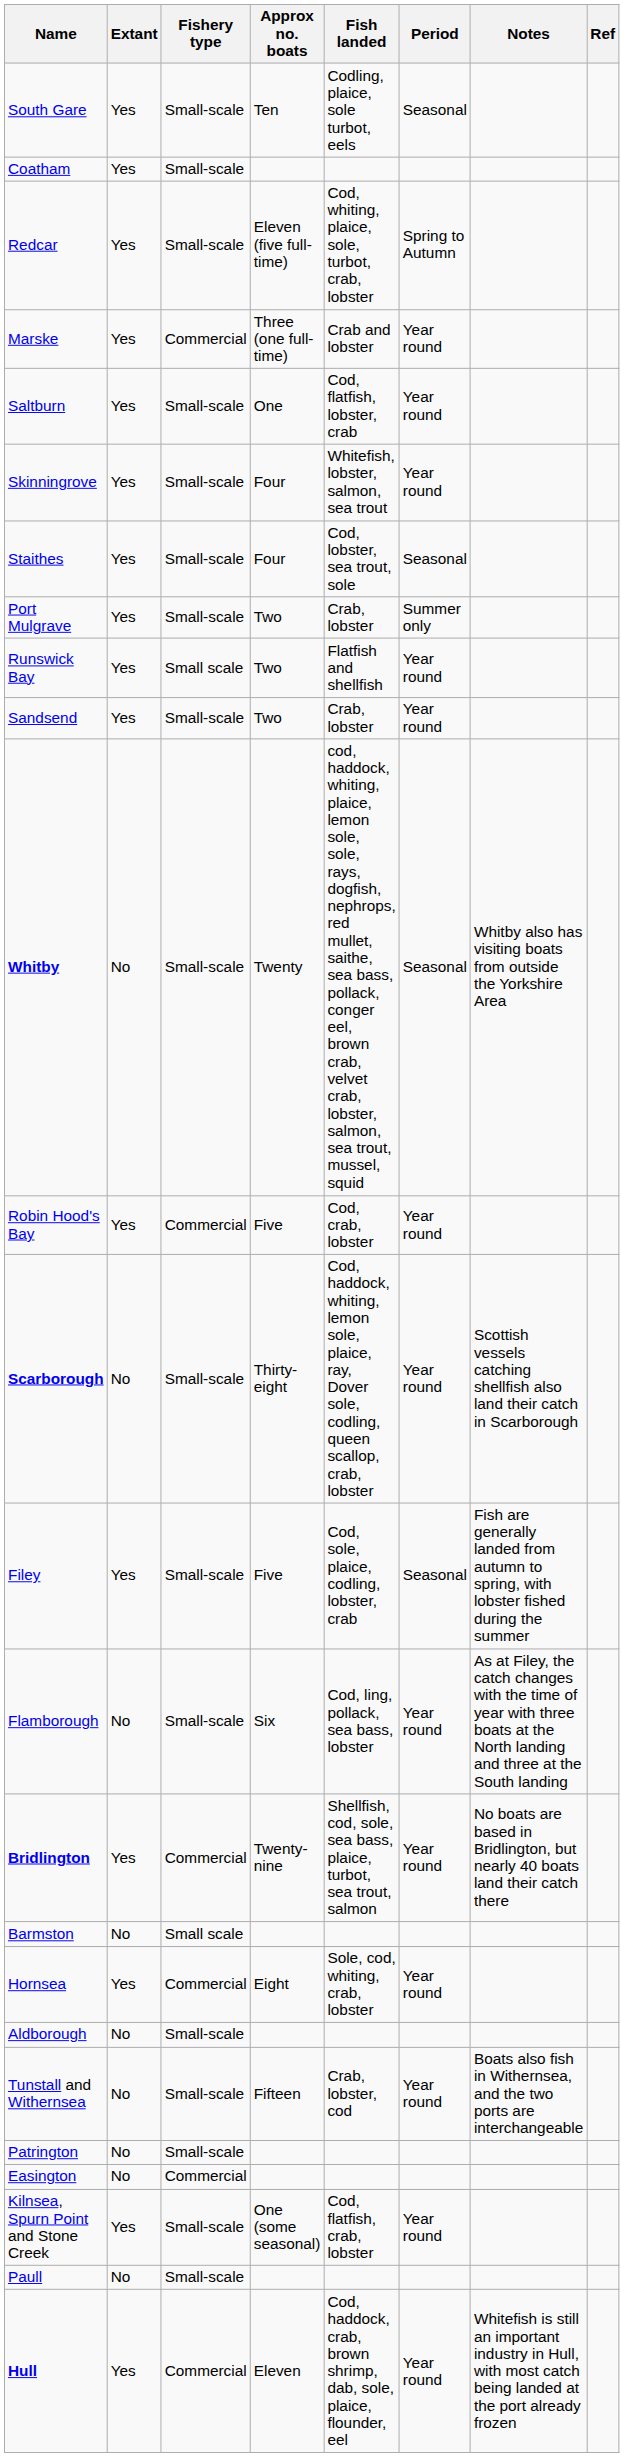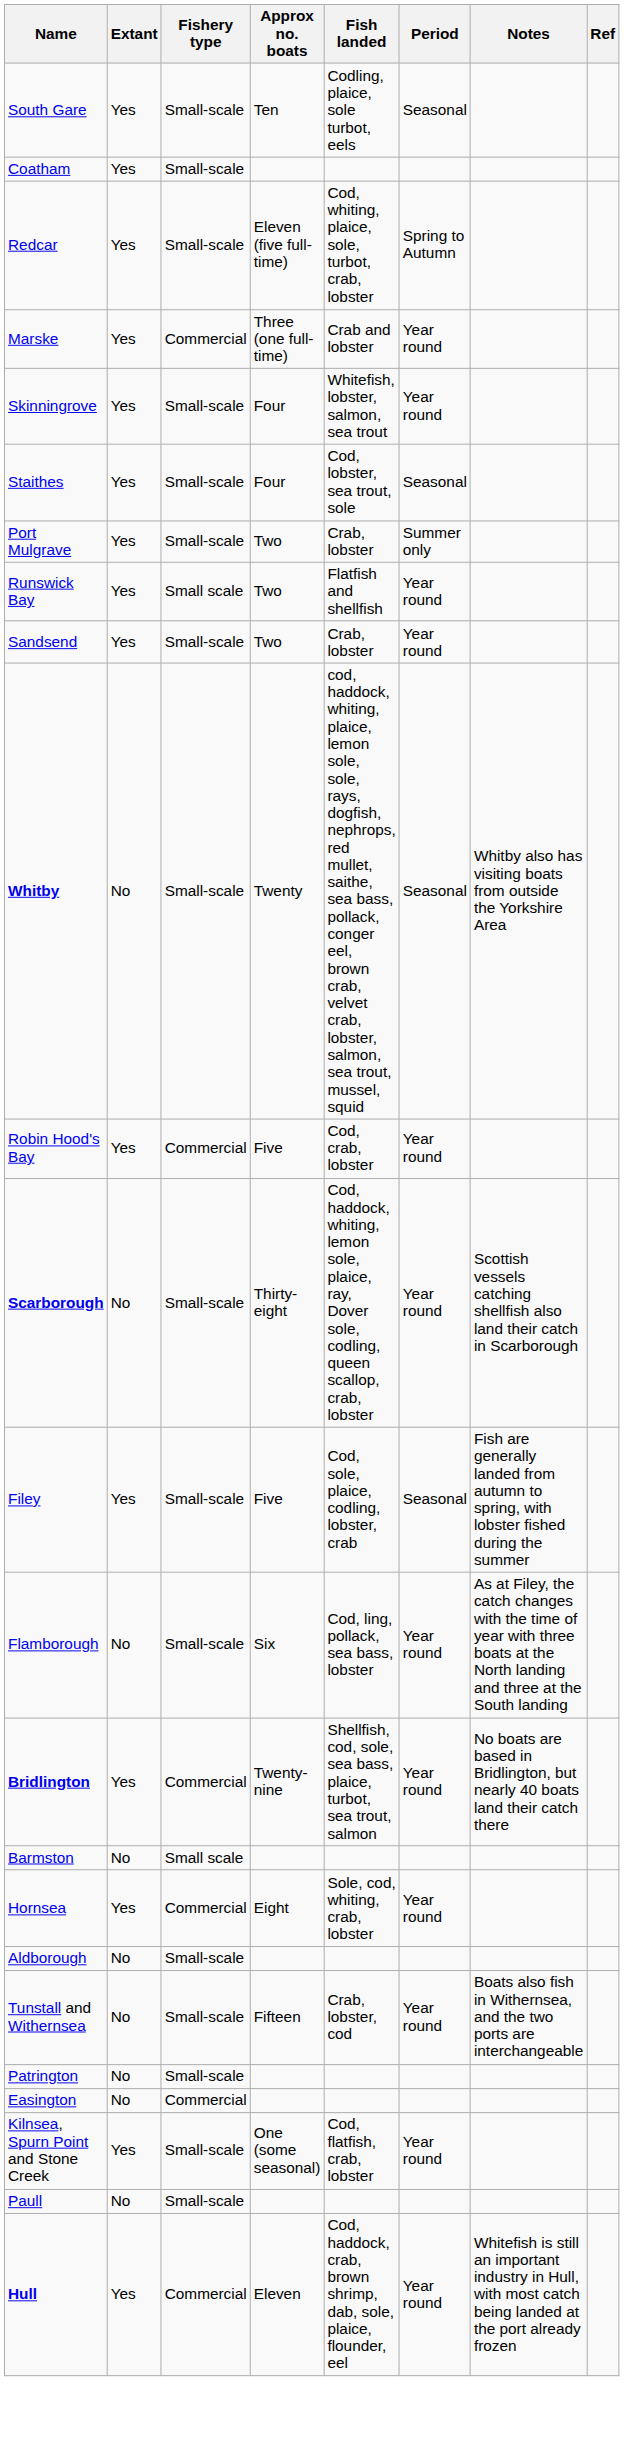- row: (37, 406)
